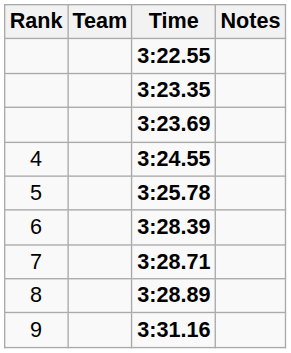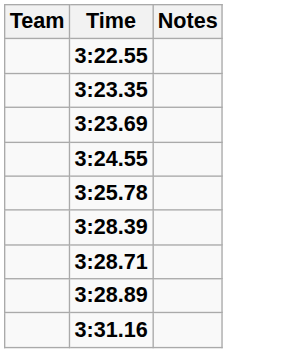- column: (36, 21)
